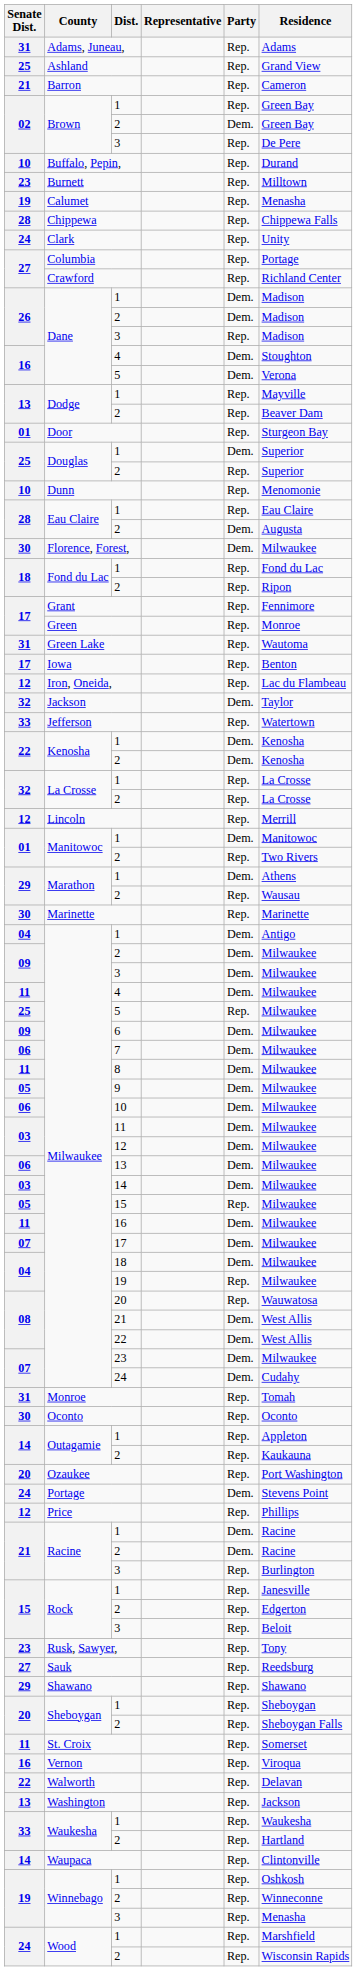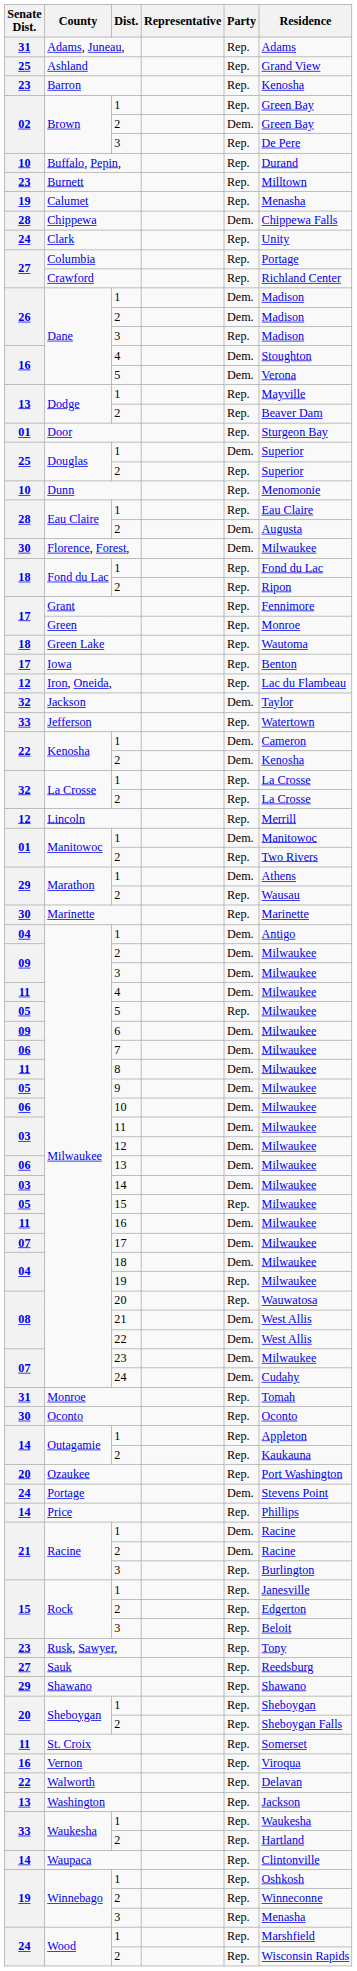(24, 85) 21 -> (24, 85) 23
(284, 85) Cameron -> (283, 85) Kenosha
(238, 220) Rep. -> (240, 220) Dem.
(24, 644) 31 -> (24, 644) 18
(283, 741) Kenosha -> (284, 741) Cameron
(24, 1011) 25 -> (24, 1011) 05
(24, 1512) 12 -> (24, 1512) 14
